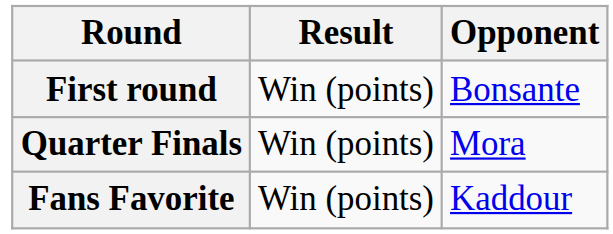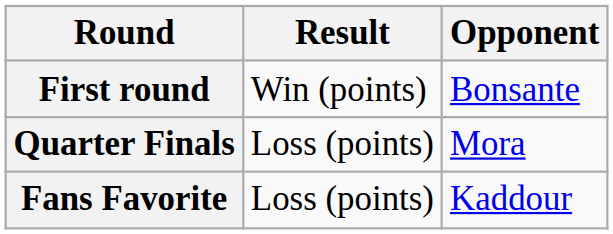(346, 143) Win (points) -> (342, 143) Loss (points)
(346, 198) Win (points) -> (342, 198) Loss (points)
